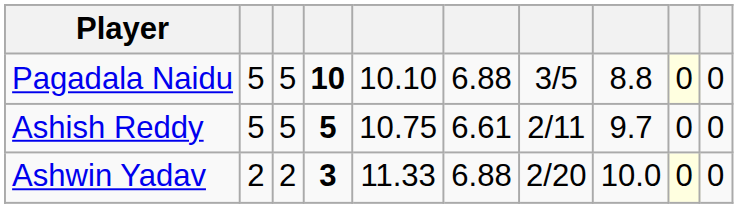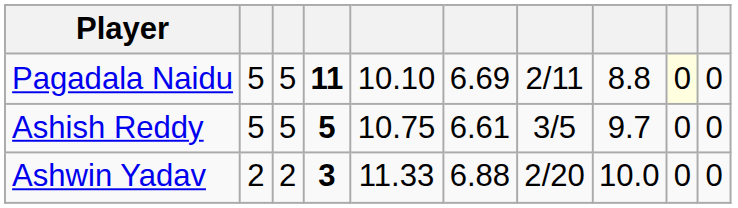(328, 78) 10 -> (327, 78) 11
(482, 78) 6.88 -> (480, 78) 6.69
(556, 78) 3/5 -> (555, 78) 2/11
(556, 127) 2/11 -> (555, 127) 3/5
(684, 176) lightyellow background -> (682, 176) no background
